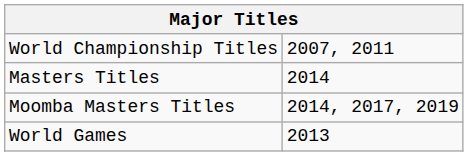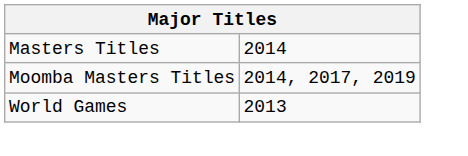- row: (144, 49)
